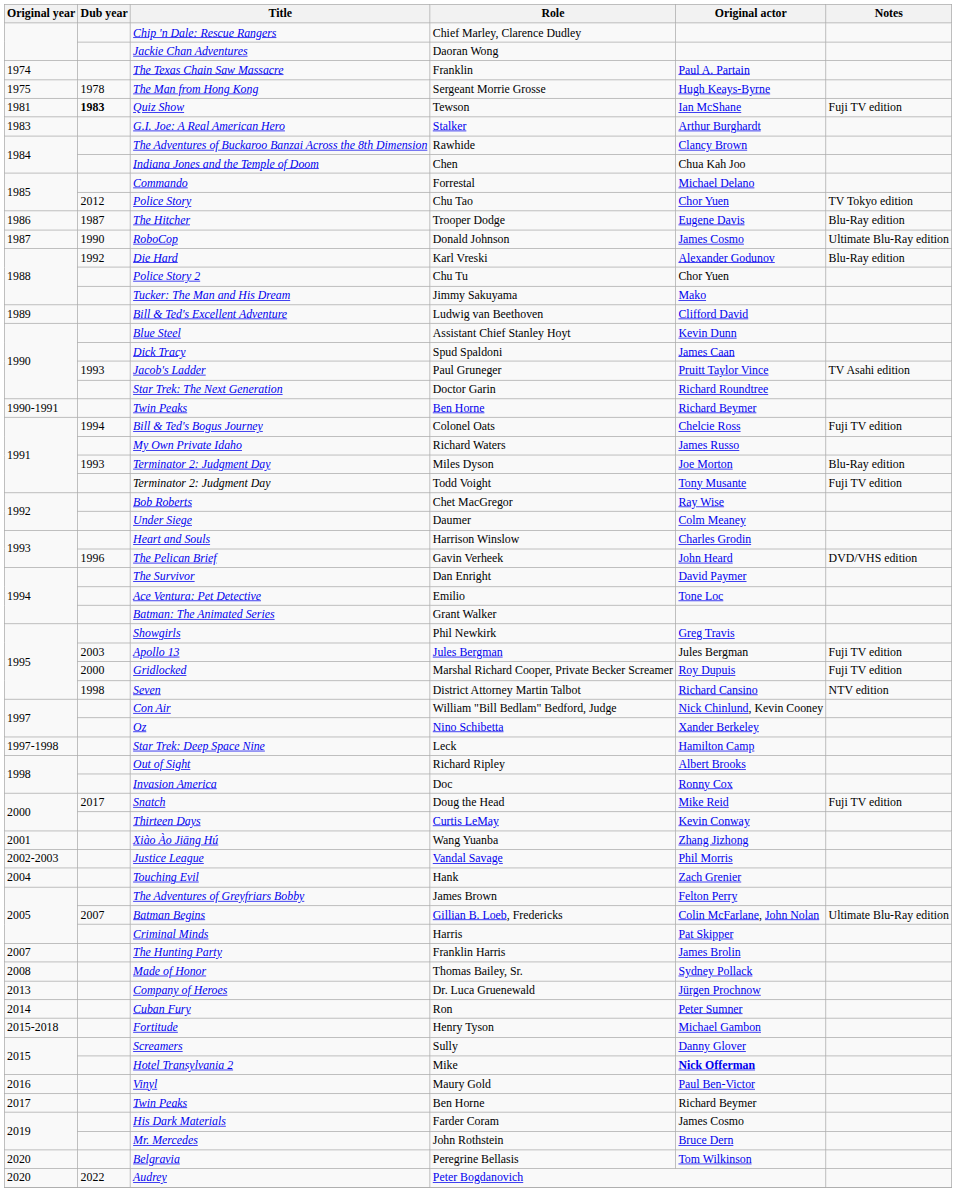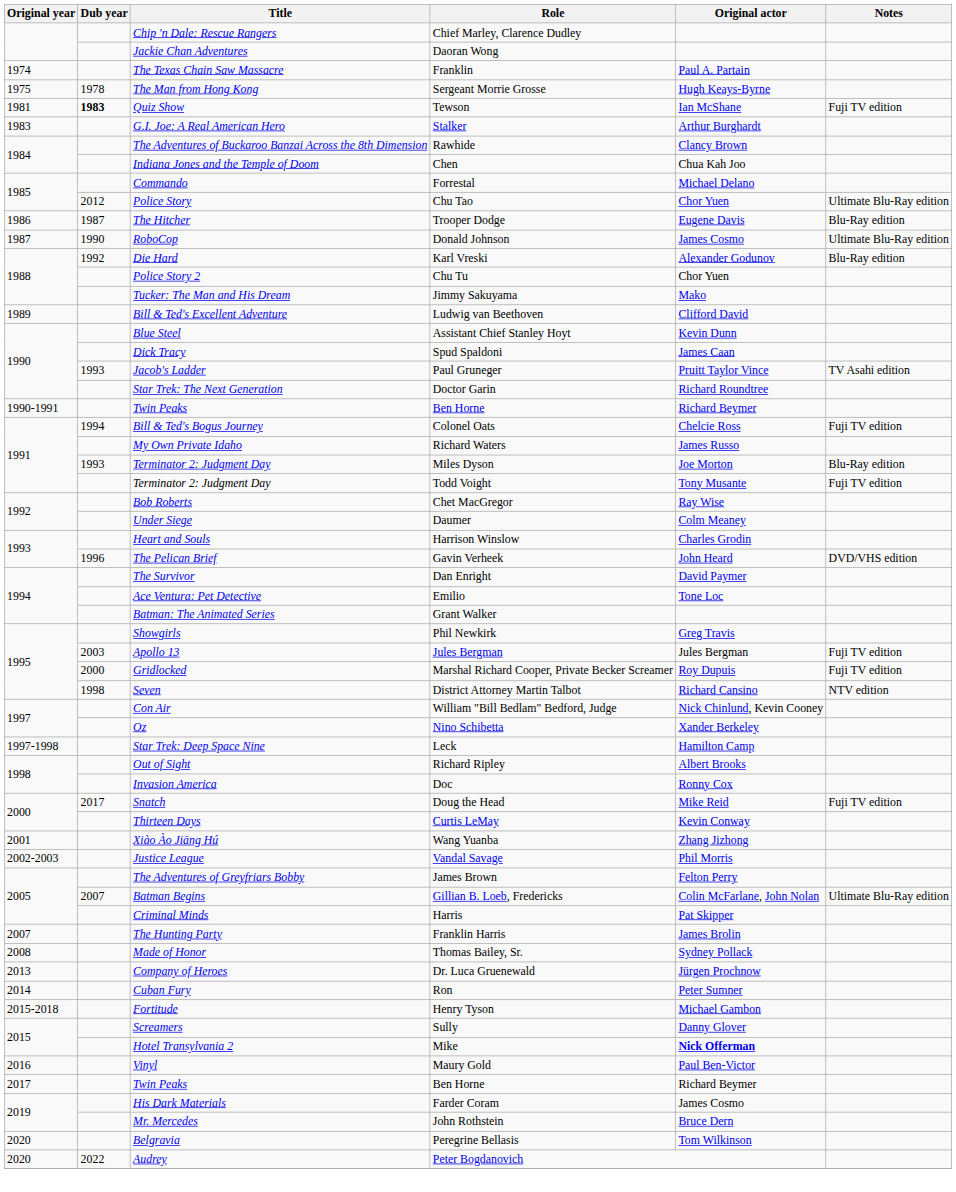(871, 201) TV Tokyo edition -> (889, 201) Ultimate Blu-Ray edition
- row: (19, 877)
